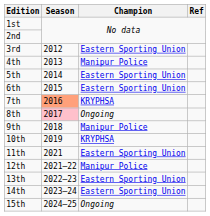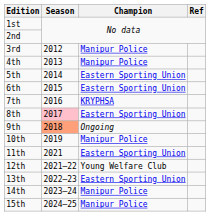(133, 50) Eastern Sporting Union -> (114, 50) Manipur Police
(53, 101) lightsalmon background -> (53, 101) no background
(97, 114) Ongoing -> (133, 114) Eastern Sporting Union
(53, 127) no background -> (53, 127) lightsalmon background
(114, 127) Manipur Police -> (97, 127) Ongoing
(97, 140) KRYPHSA -> (114, 140) Manipur Police
(114, 166) Manipur Police -> (124, 166) Young Welfare Club
(133, 192) Eastern Sporting Union -> (114, 192) Manipur Police
(97, 205) Ongoing -> (114, 205) Manipur Police
